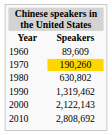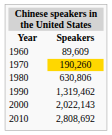(75, 78) 630,802 -> (75, 78) 630,806
(75, 105) 2,122,143 -> (75, 105) 2,022,143
